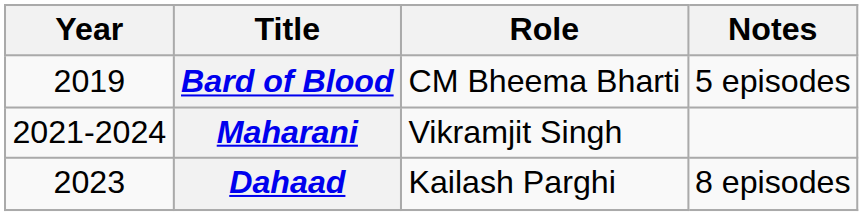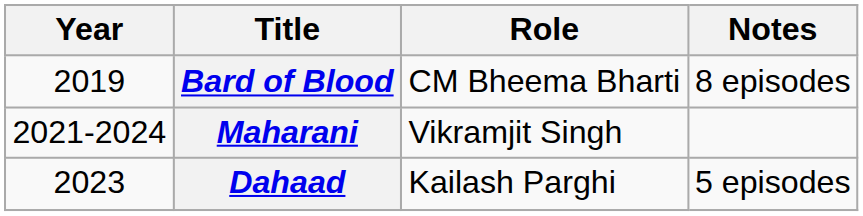(773, 81) 5 episodes -> (773, 81) 8 episodes
(773, 183) 8 episodes -> (773, 183) 5 episodes
